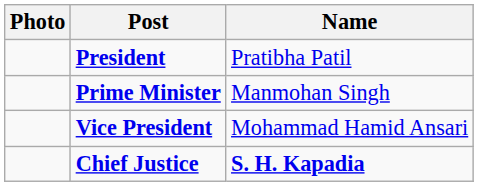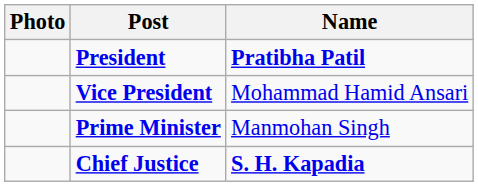(291, 57) normal -> (298, 57) bold
rows swapped: (144, 127) <-> (148, 92)
